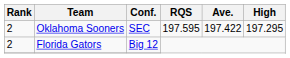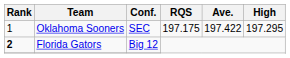(10, 28) 2 -> (10, 28) 1
(181, 28) 197.595 -> (181, 28) 197.175
(10, 45) normal -> (10, 45) bold
